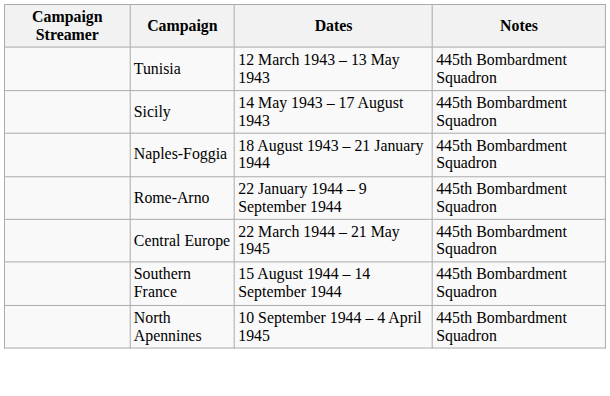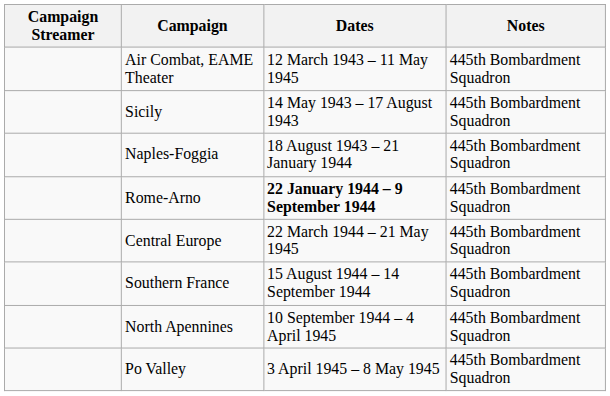- row: (157, 68)
+ row: (189, 68)
(303, 197) normal -> (335, 197) bold
+ row: (156, 369)
